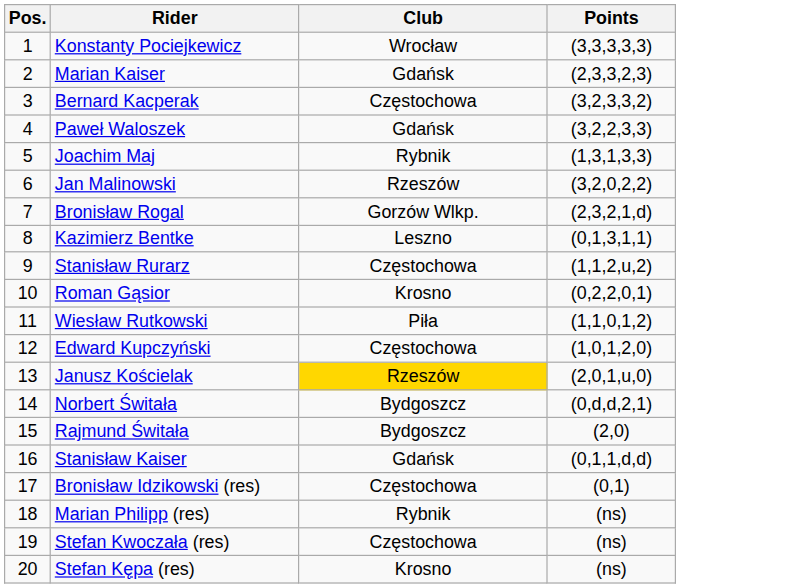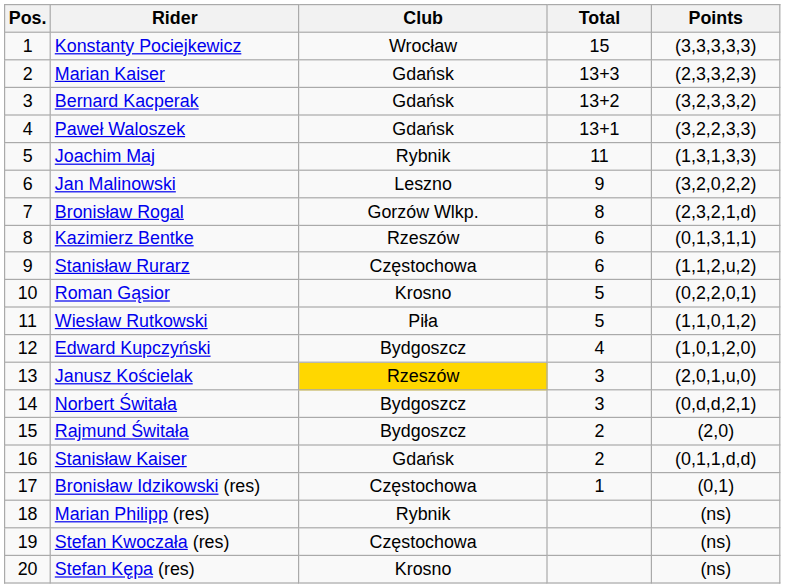+ column: (599, 18)
(423, 101) Częstochowa -> (423, 101) Gdańsk
(423, 183) Rzeszów -> (423, 183) Leszno
(423, 238) Leszno -> (423, 238) Rzeszów
(423, 349) Częstochowa -> (423, 349) Bydgoszcz
